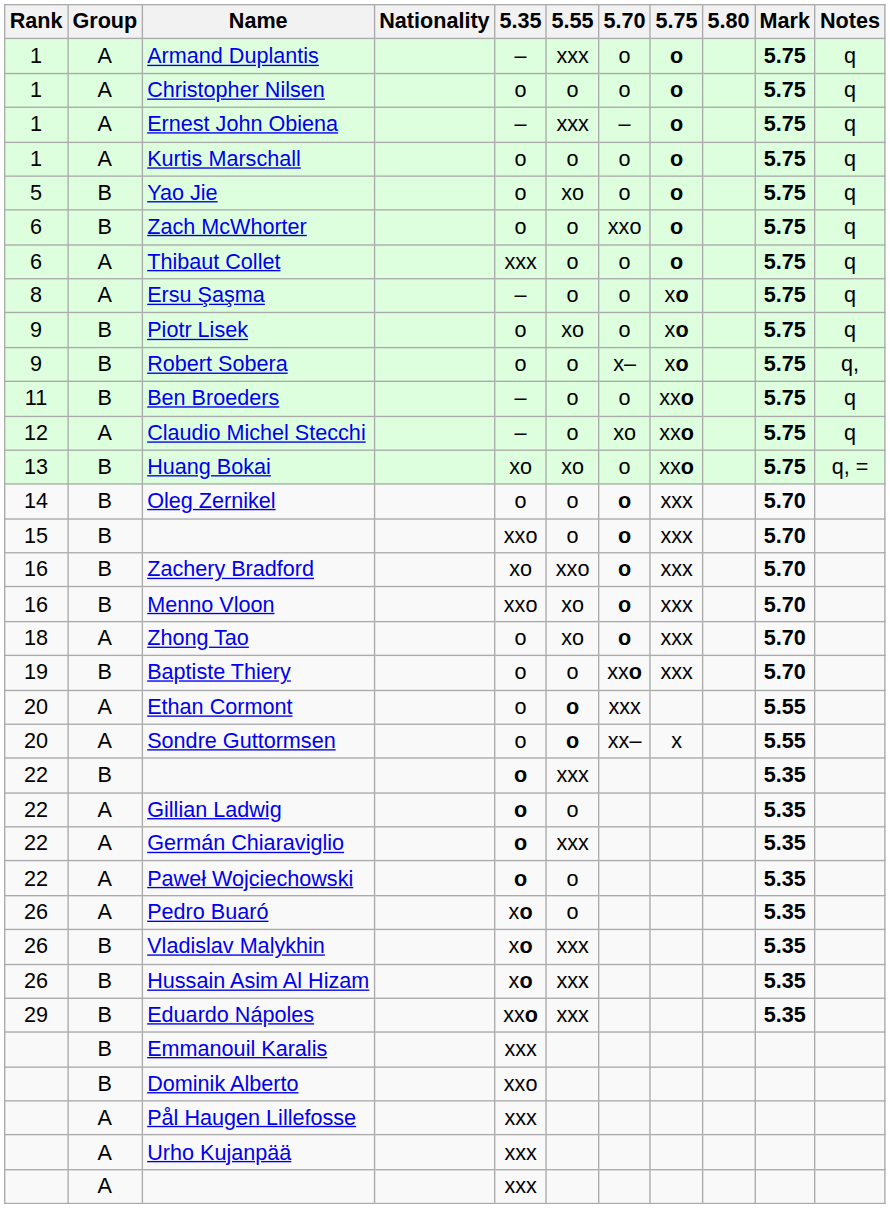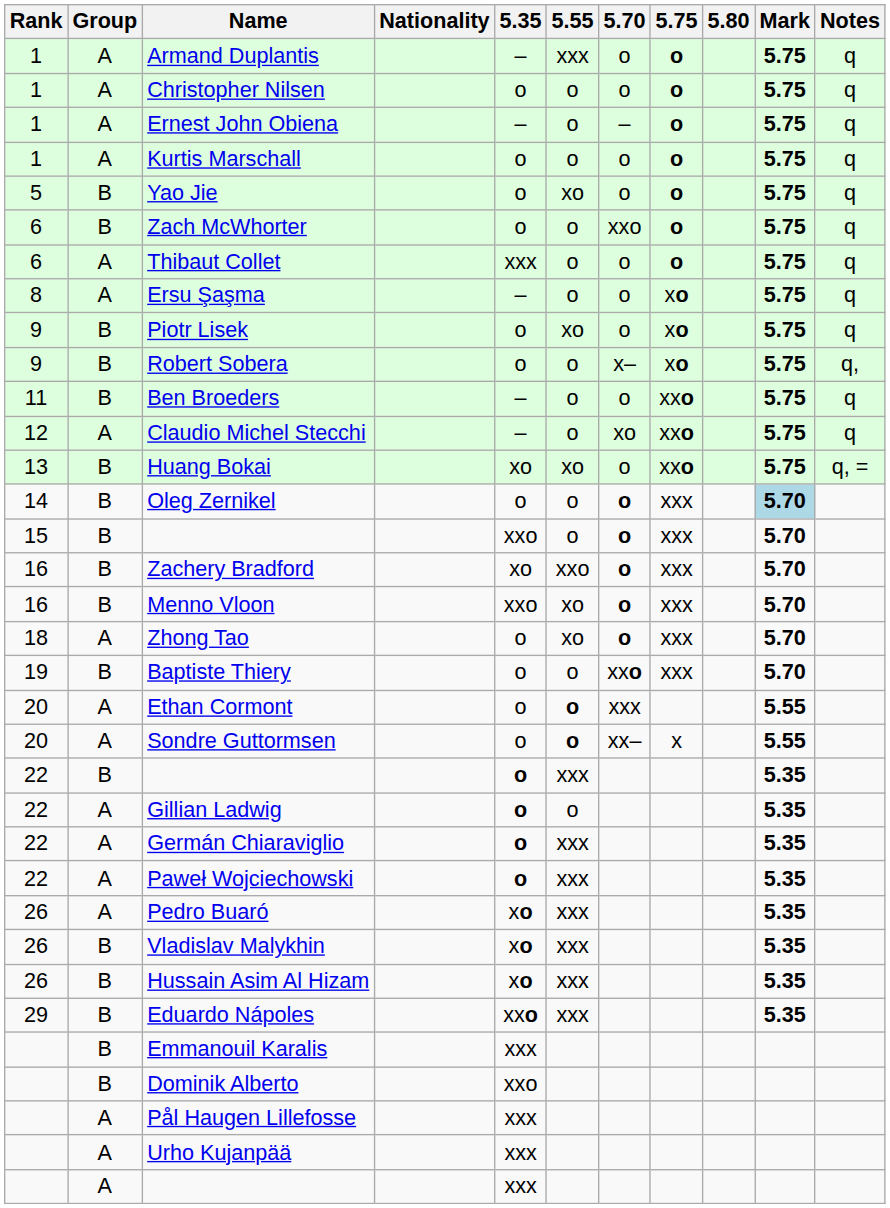(573, 124) xxx -> (573, 124) o
(785, 501) no background -> (785, 501) lightblue background
(573, 878) o -> (573, 878) xxx
(573, 912) o -> (573, 912) xxx
